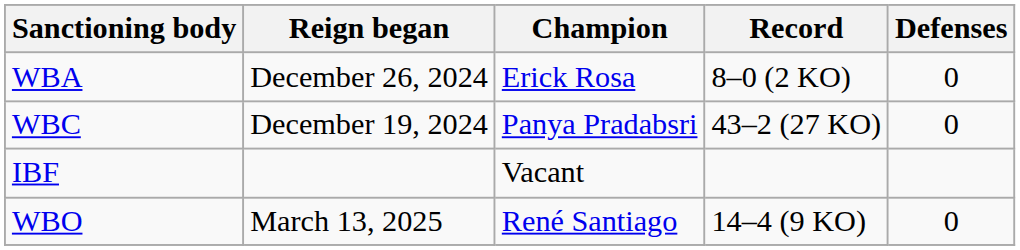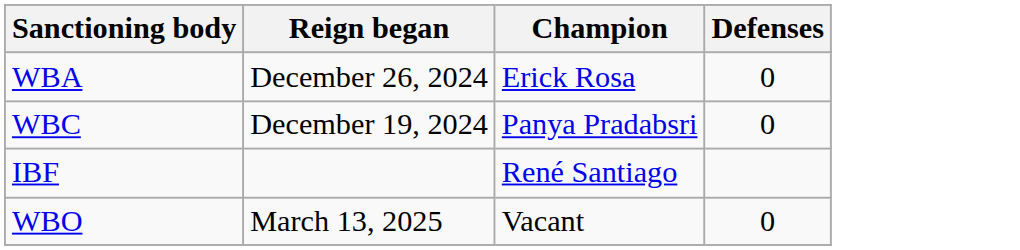- column: (796, 28)
(543, 172) Vacant -> (590, 172) René Santiago
(590, 220) René Santiago -> (543, 220) Vacant
